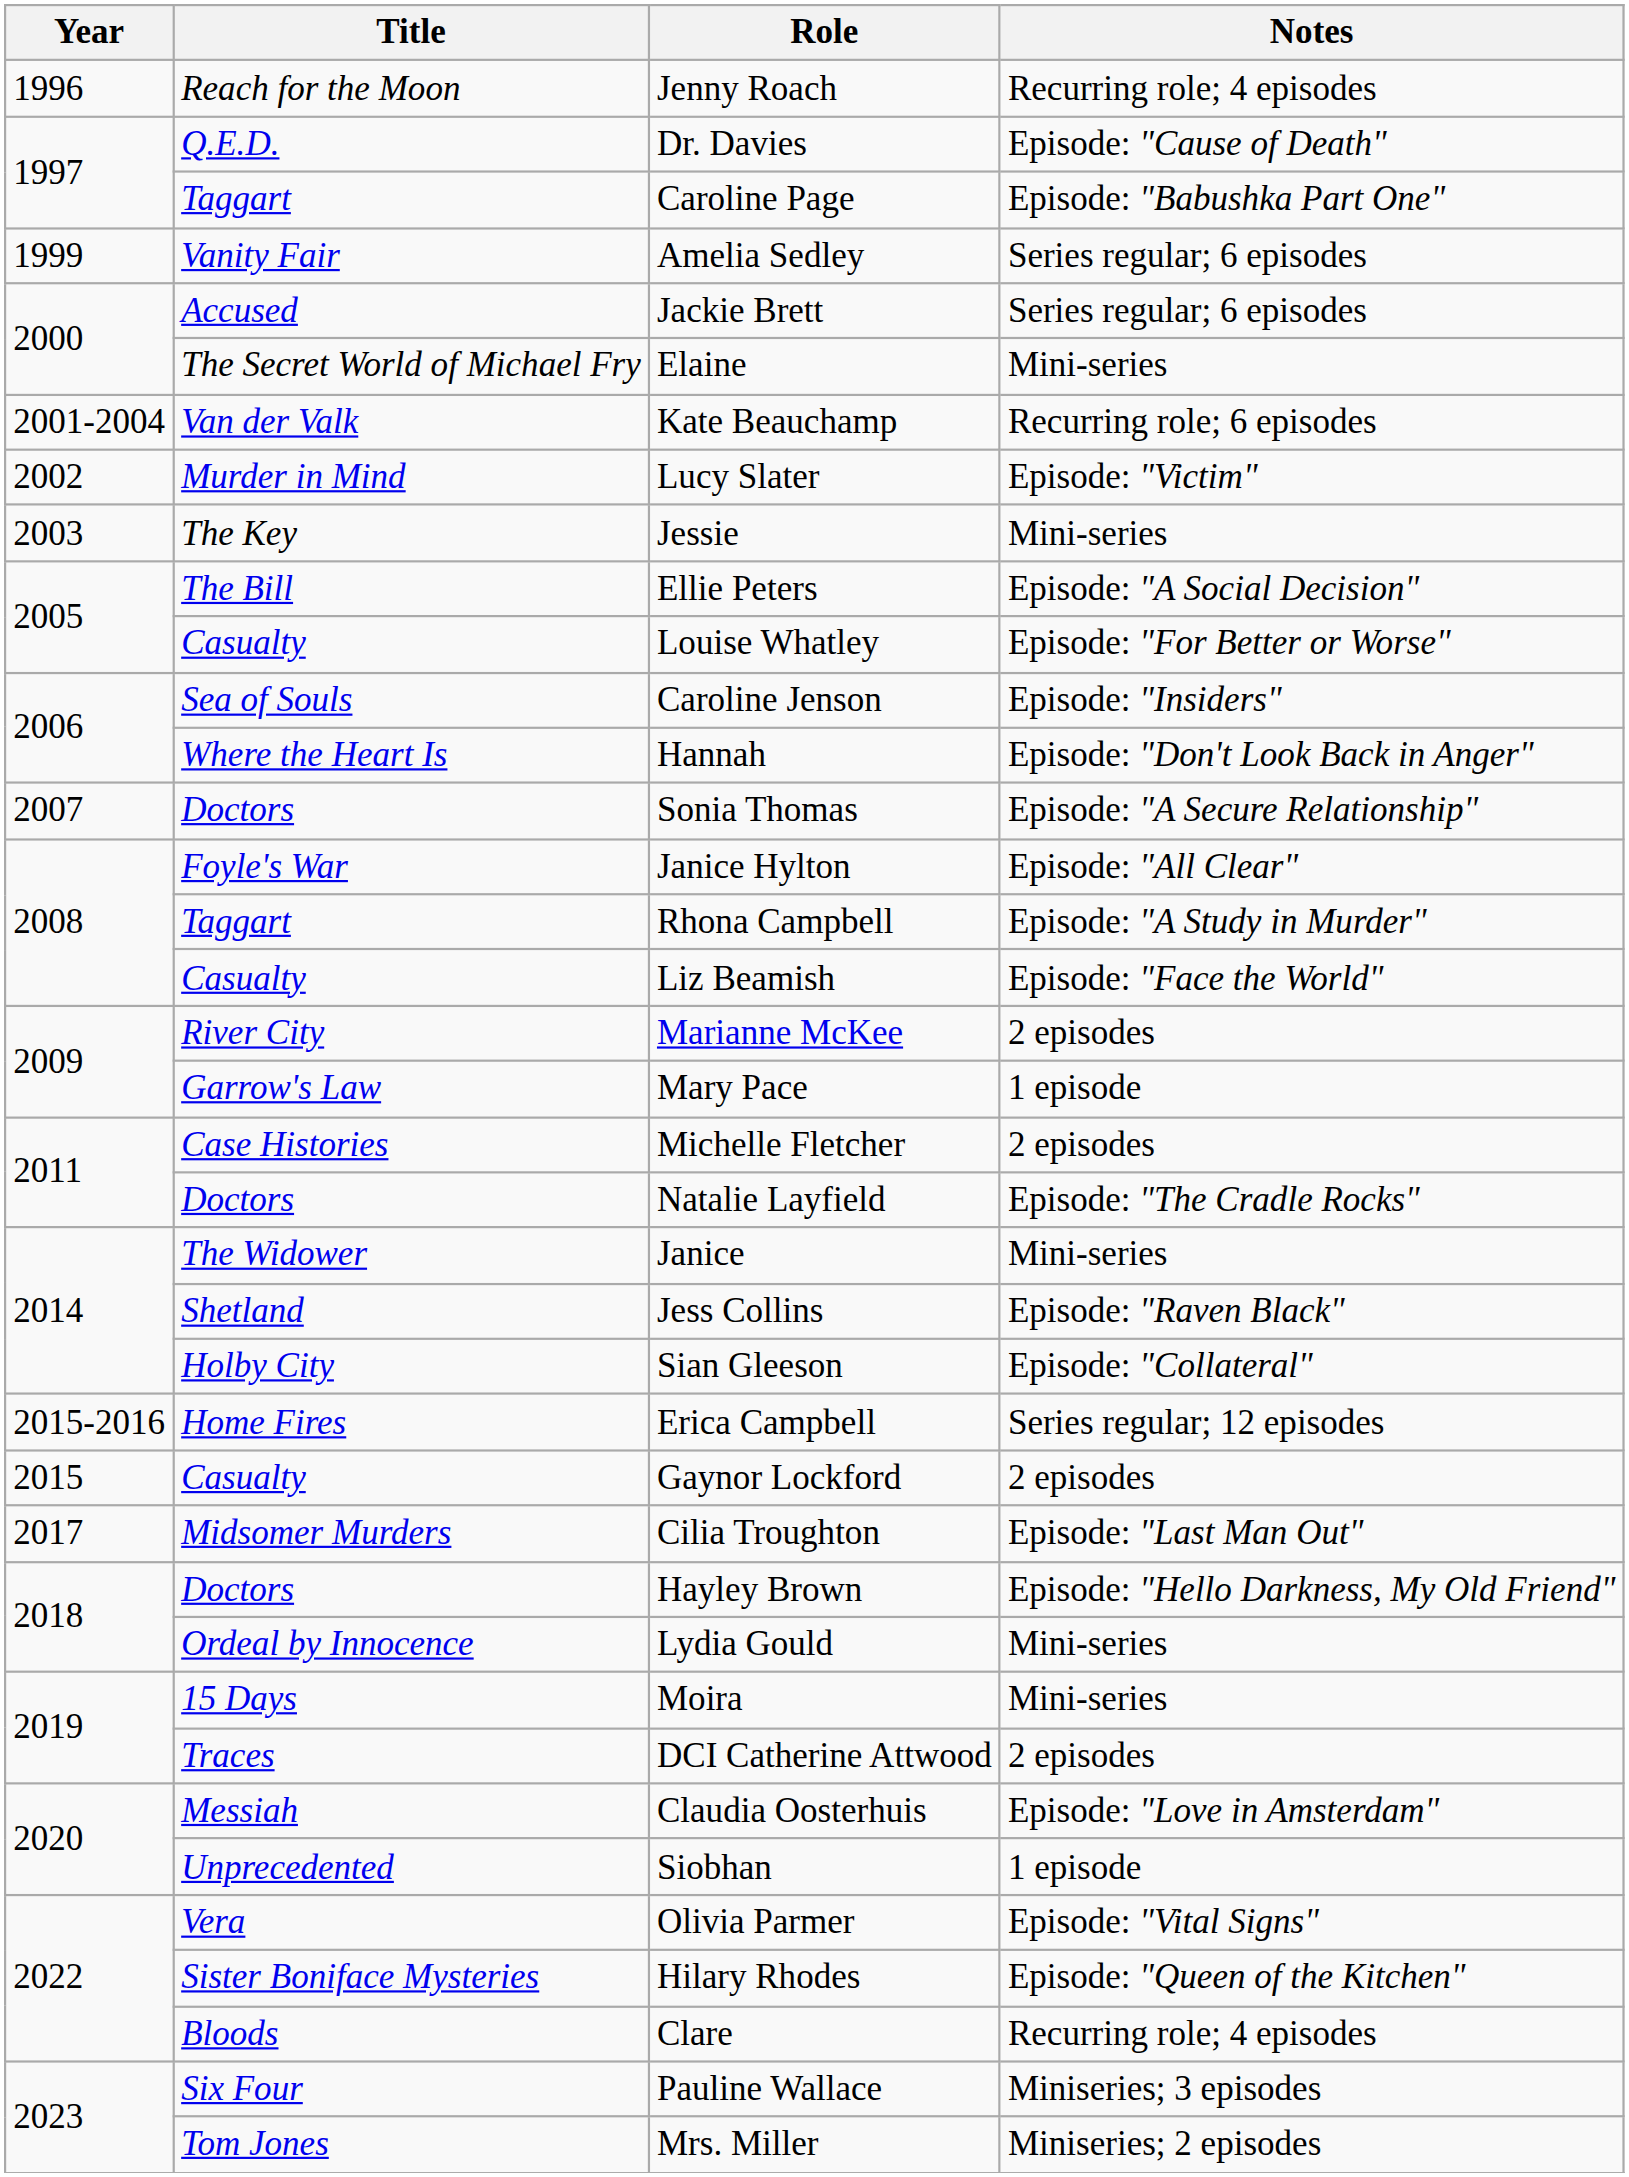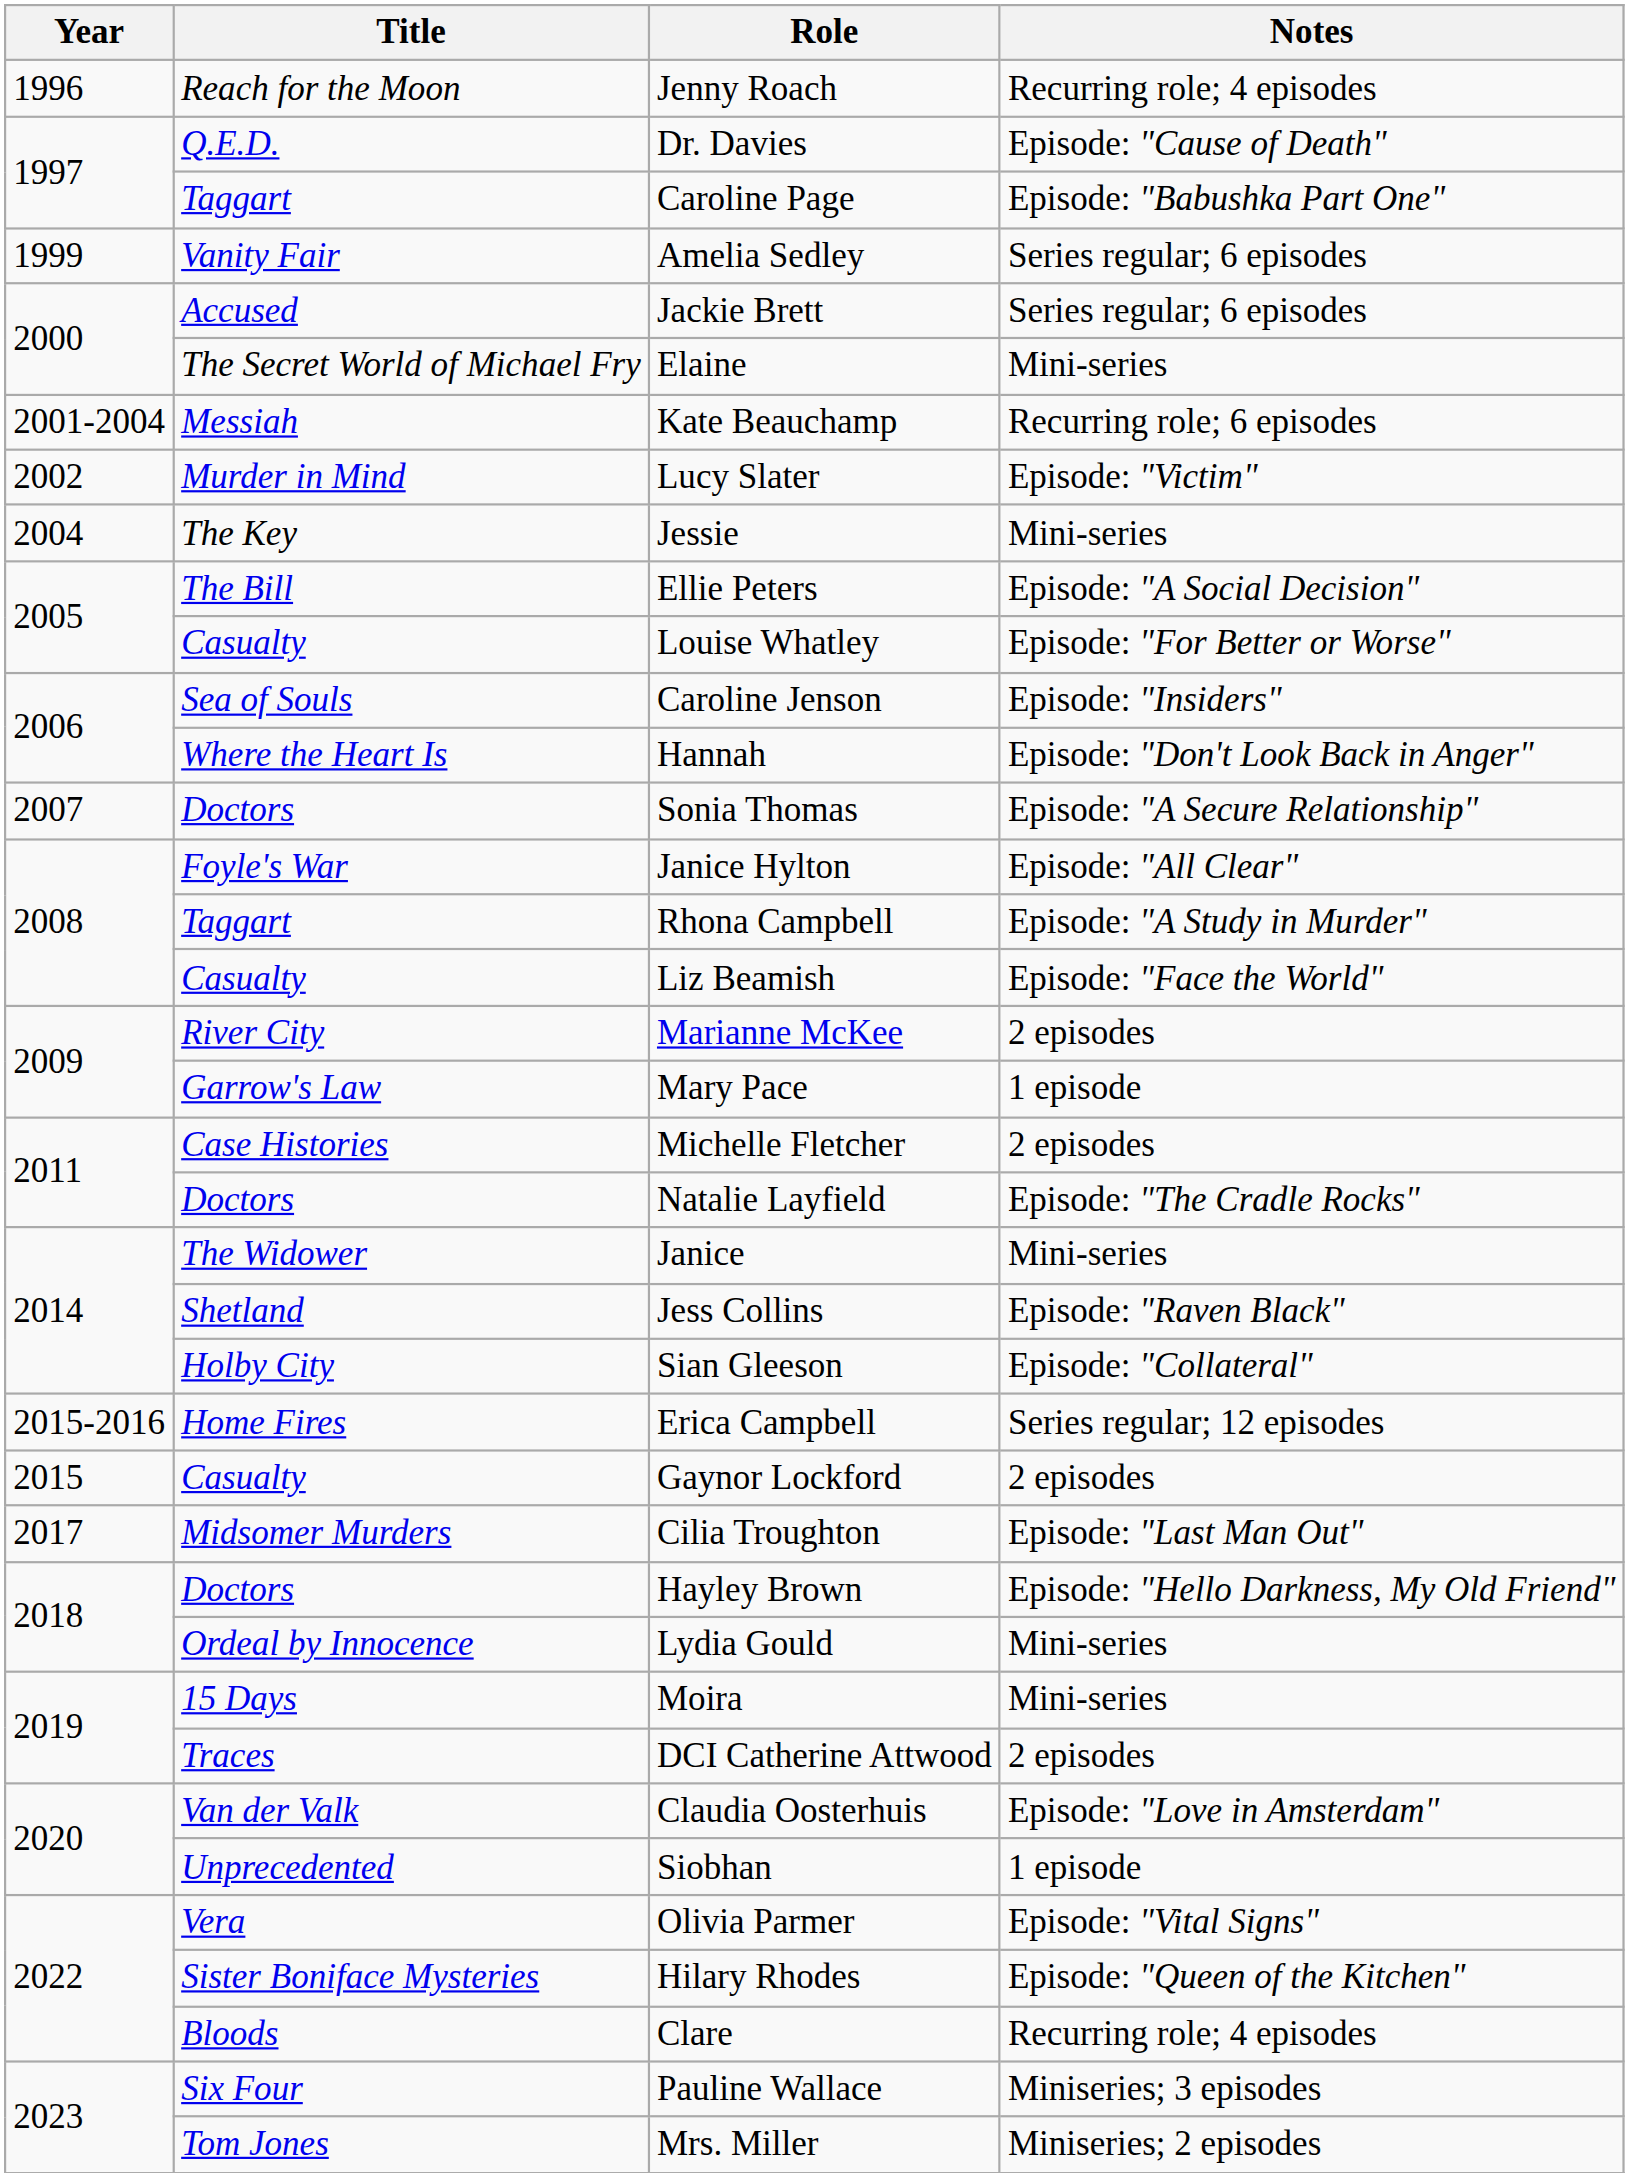(270, 421) Van der Valk -> (240, 421) Messiah
(48, 532) 2003 -> (48, 532) 2004
(240, 1810) Messiah -> (270, 1810) Van der Valk
